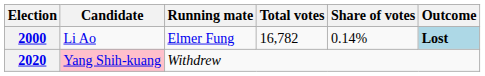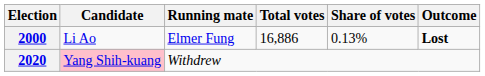(279, 37) 16,782 -> (279, 37) 16,886
(349, 37) 0.14% -> (349, 37) 0.13%
(435, 37) lightblue background -> (435, 37) no background
